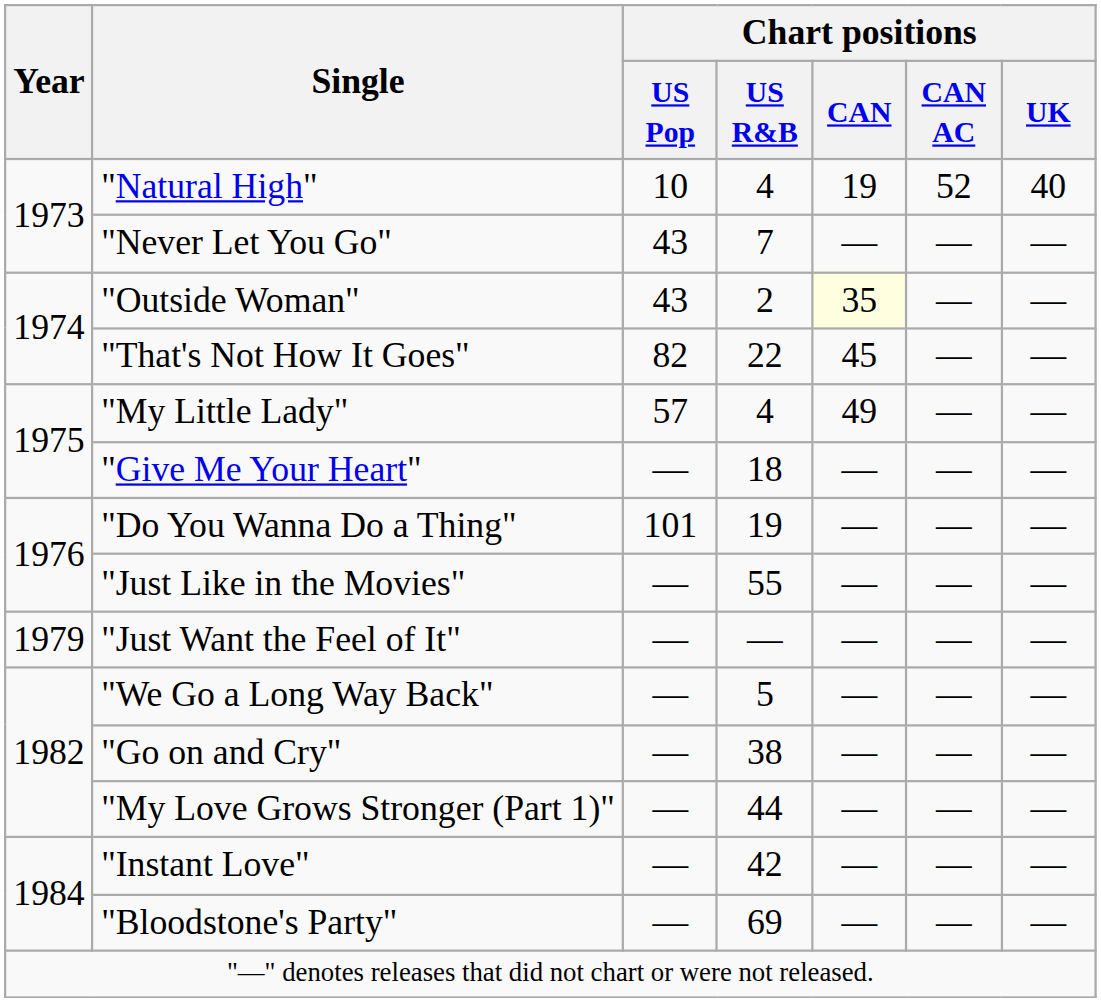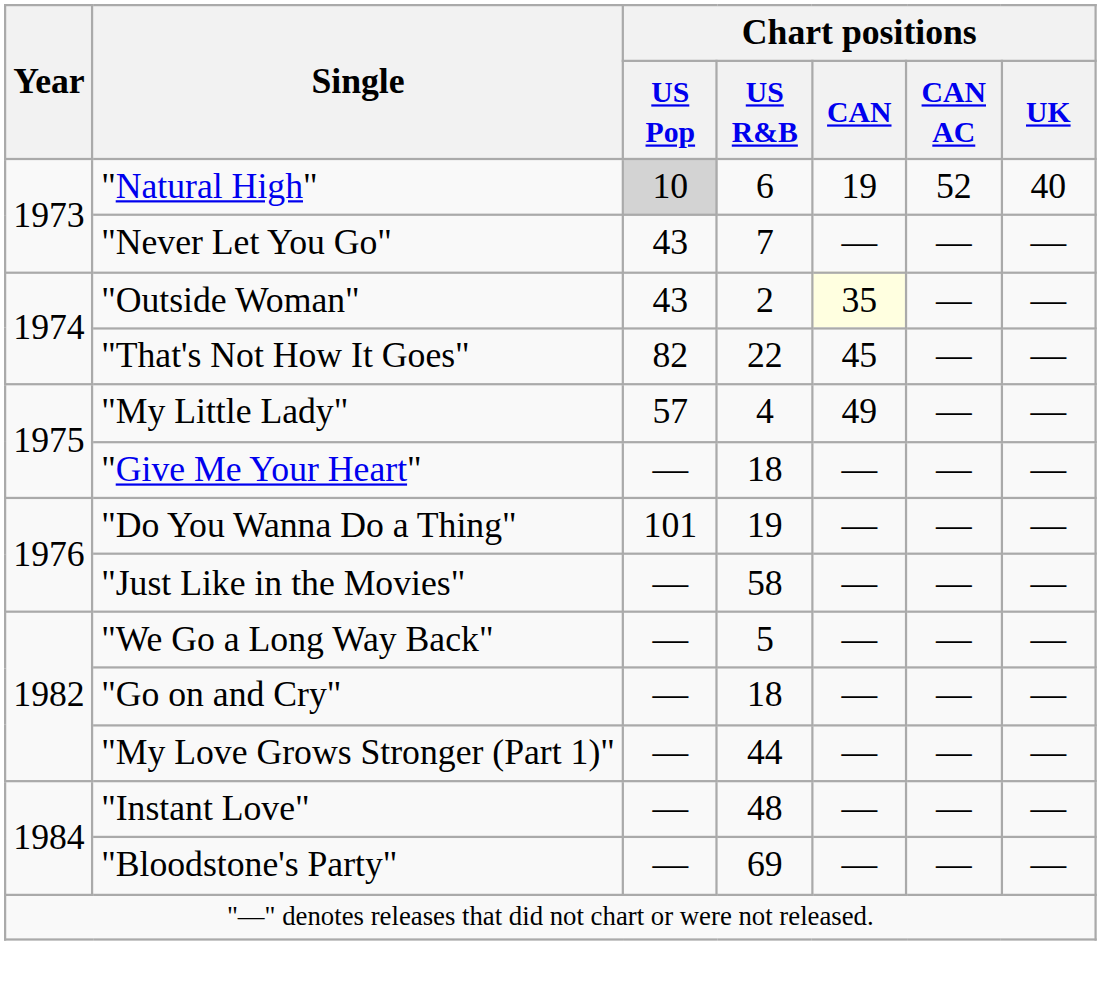(670, 186) no background -> (670, 186) lightgrey background
(765, 186) 4 -> (765, 186) 6
(765, 582) 55 -> (765, 582) 58
- row: (281, 638)
(765, 751) 38 -> (765, 695) 18
(765, 865) 42 -> (765, 808) 48
